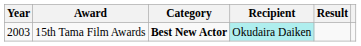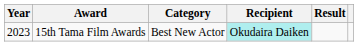(19, 31) 2003 -> (19, 31) 2023
(189, 31) bold -> (188, 31) normal
